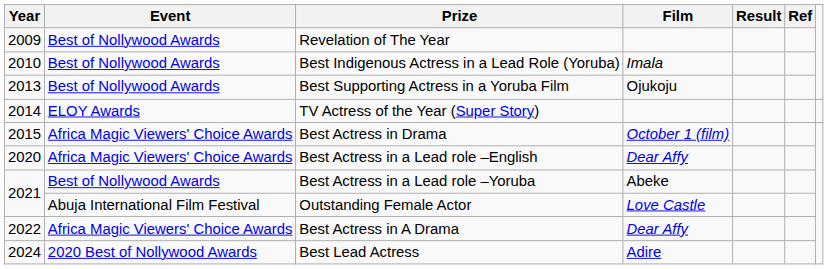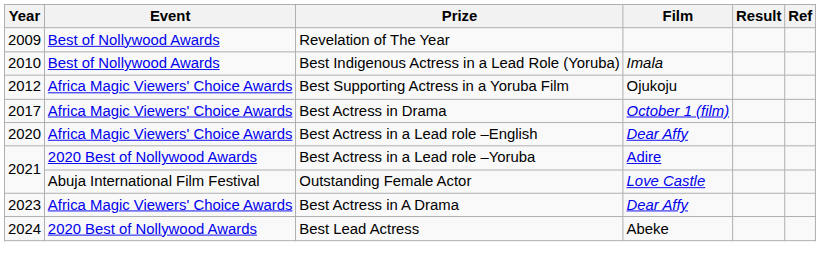(24, 87) 2013 -> (24, 87) 2012
(134, 87) Best of Nollywood Awards -> (170, 87) Africa Magic Viewers' Choice Awards
- row: (419, 110)
(24, 134) 2015 -> (24, 110) 2017
(134, 181) Best of Nollywood Awards -> (152, 157) 2020 Best of Nollywood Awards
(648, 181) Abeke -> (644, 157) Adire
(24, 228) 2022 -> (24, 205) 2023
(644, 252) Adire -> (648, 228) Abeke
